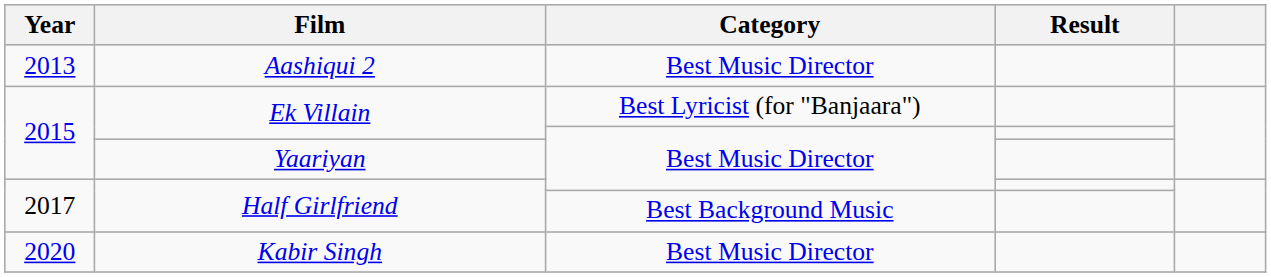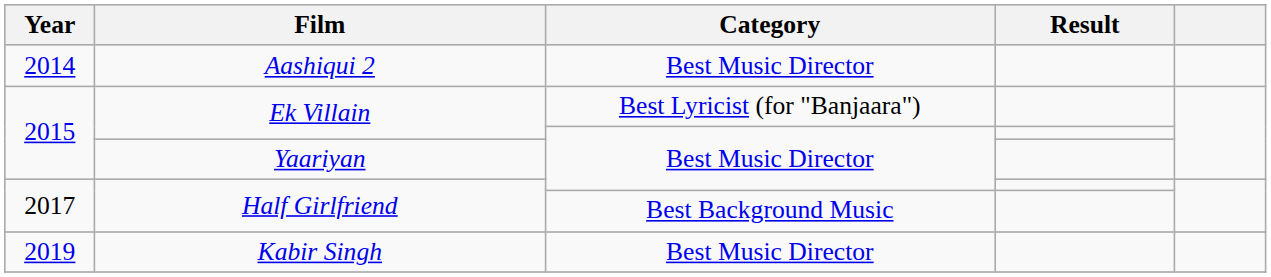(50, 65) 2013 -> (50, 65) 2014
(50, 251) 2020 -> (50, 251) 2019
